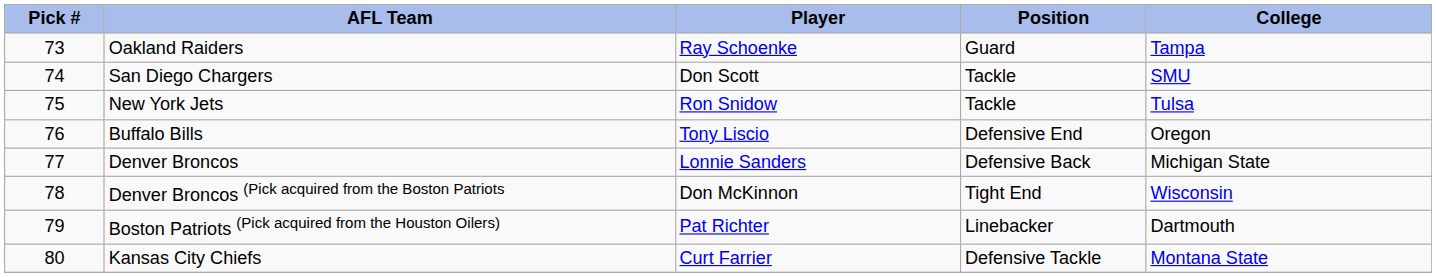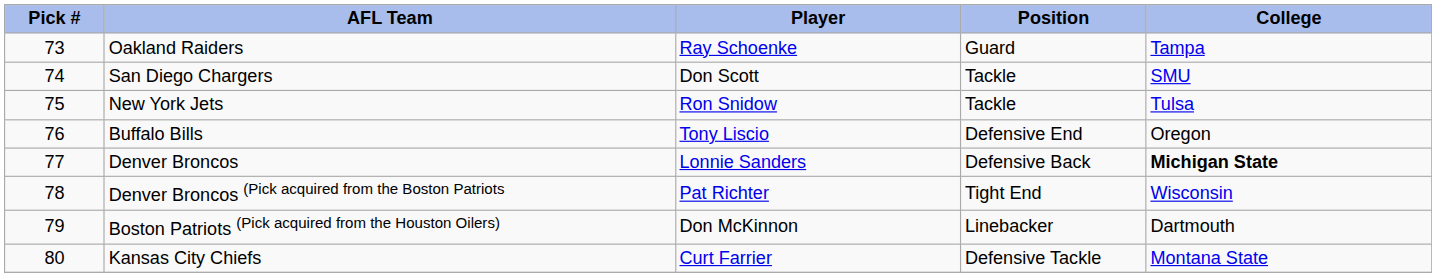(1210, 162) normal -> (1214, 162) bold
(739, 193) Don McKinnon -> (724, 193) Pat Richter
(724, 226) Pat Richter -> (739, 226) Don McKinnon
